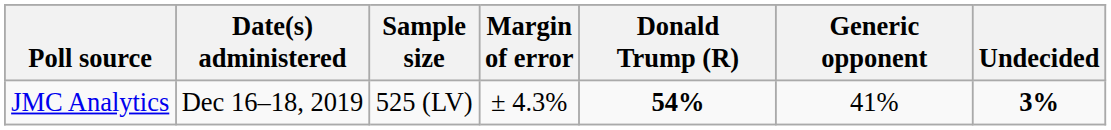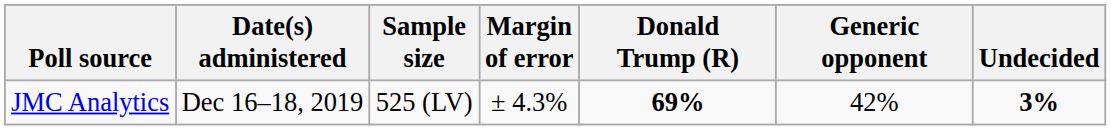(678, 101) 54% -> (678, 101) 69%
(874, 101) 41% -> (874, 101) 42%
